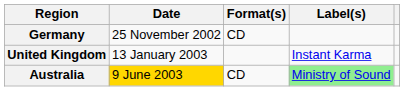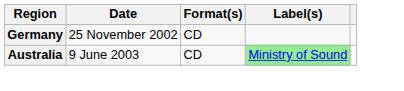- row: (57, 55)
(147, 75) gold background -> (104, 55) no background
